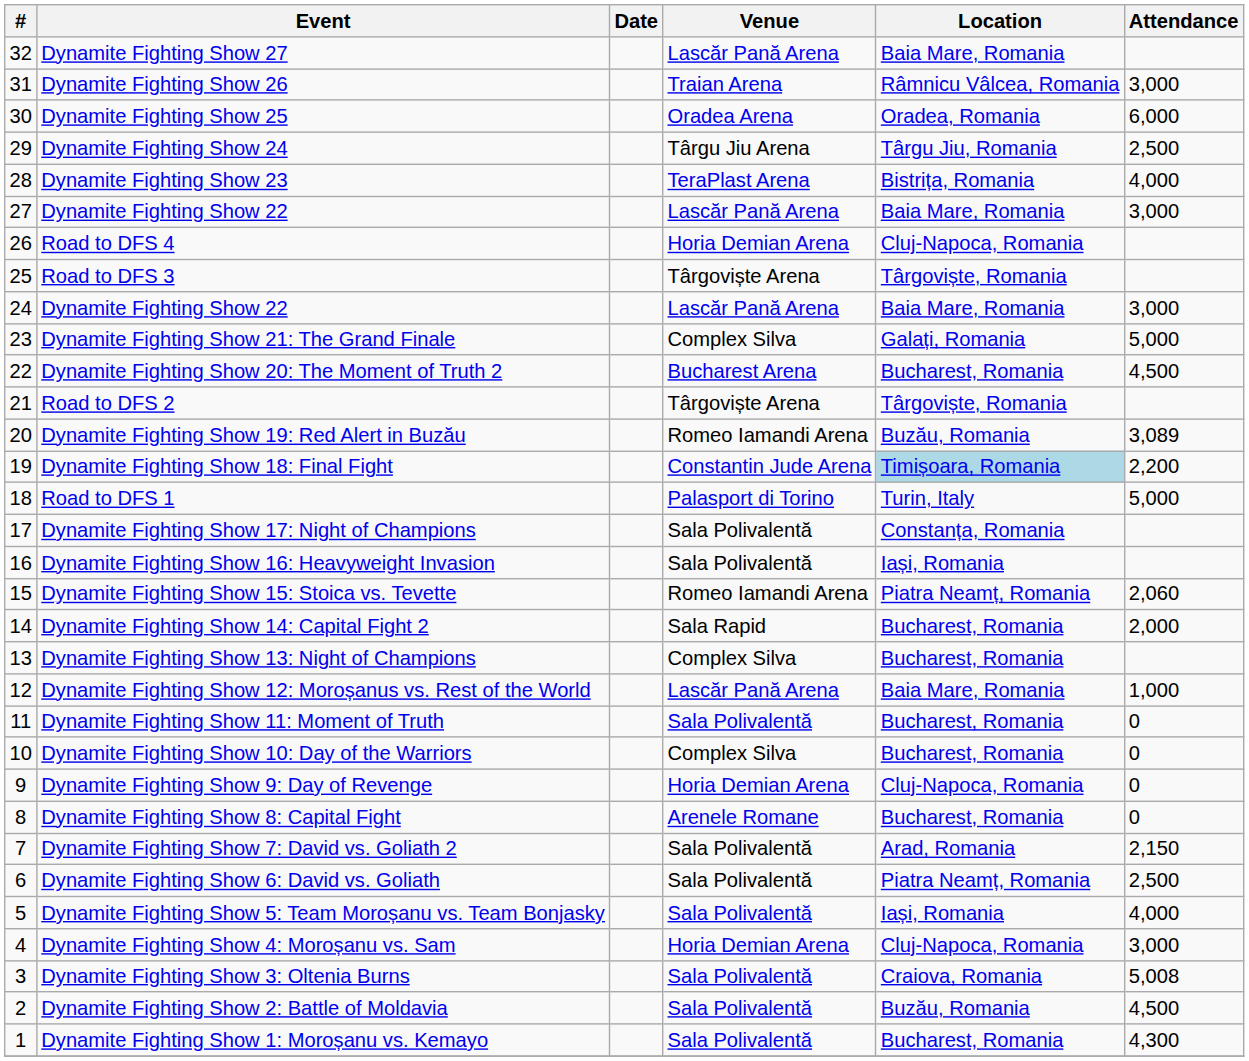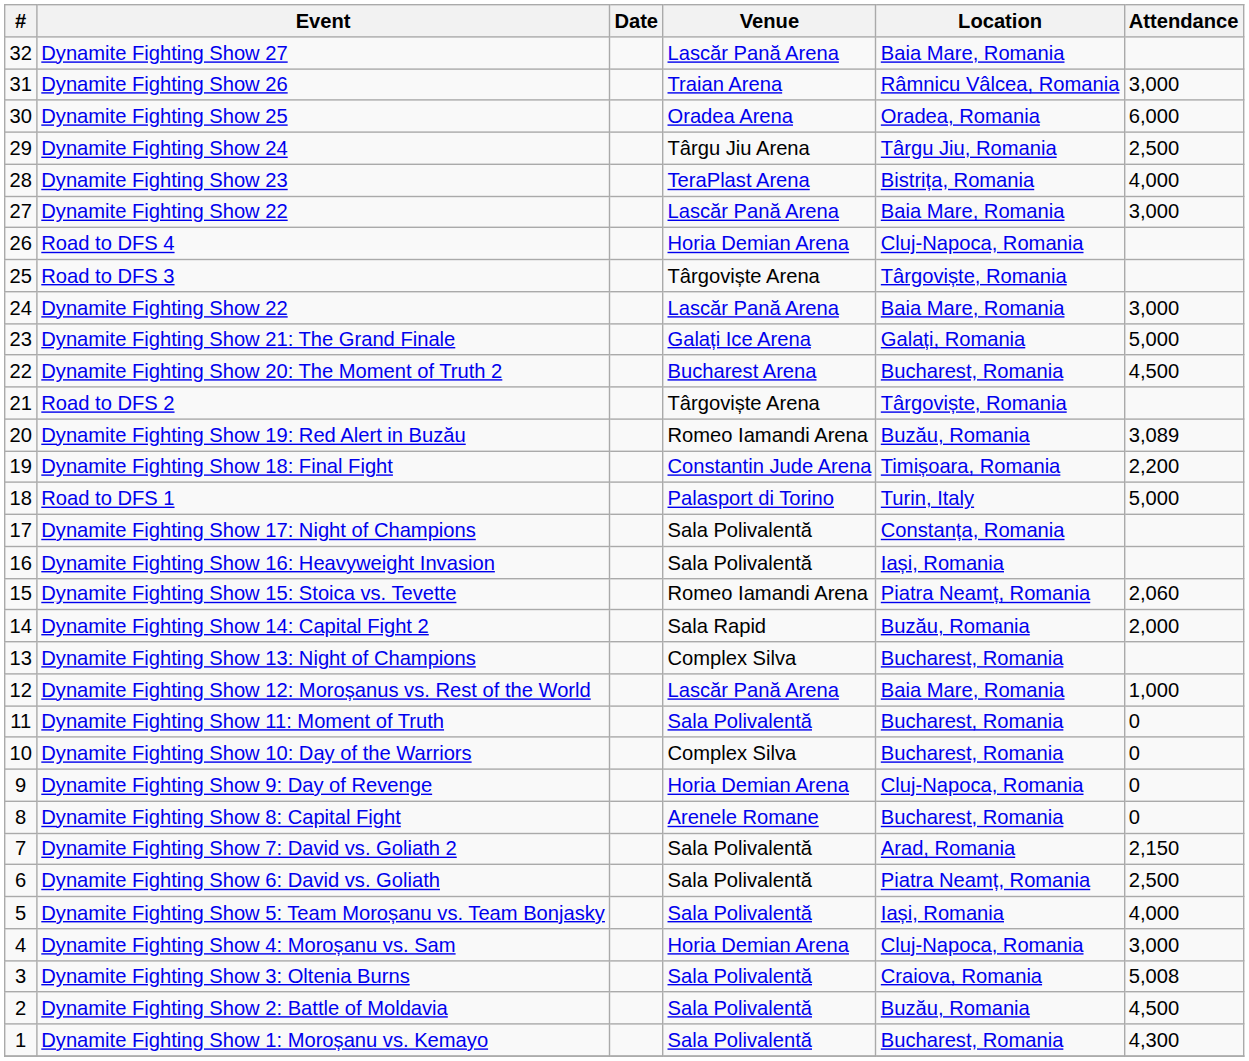(732, 340) Complex Silva -> (739, 340) Galați Ice Arena
(971, 467) lightblue background -> (971, 467) no background
(972, 626) Bucharest, Romania -> (955, 626) Buzău, Romania
